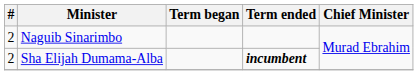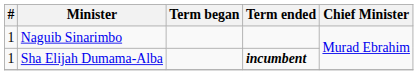(11, 37) 2 -> (11, 37) 1
(11, 59) 2 -> (11, 59) 1
